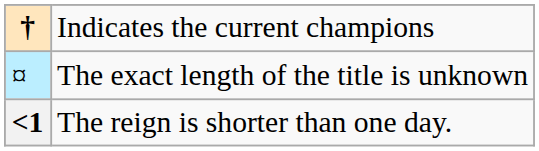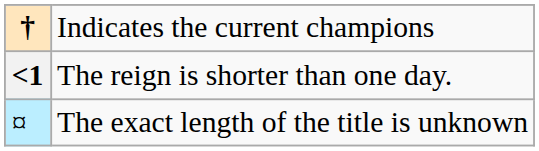rows swapped: (255, 121) <-> (293, 74)
